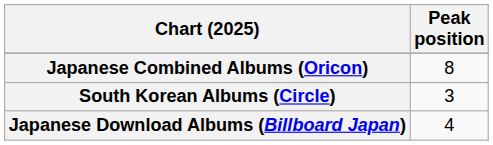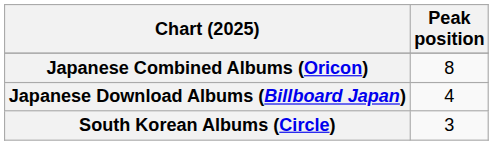rows swapped: (207, 125) <-> (207, 96)
